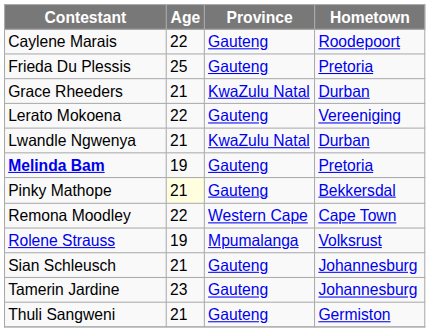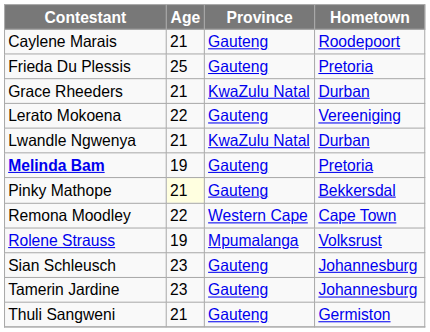(179, 42) 22 -> (179, 42) 21
(179, 265) 21 -> (179, 265) 23
